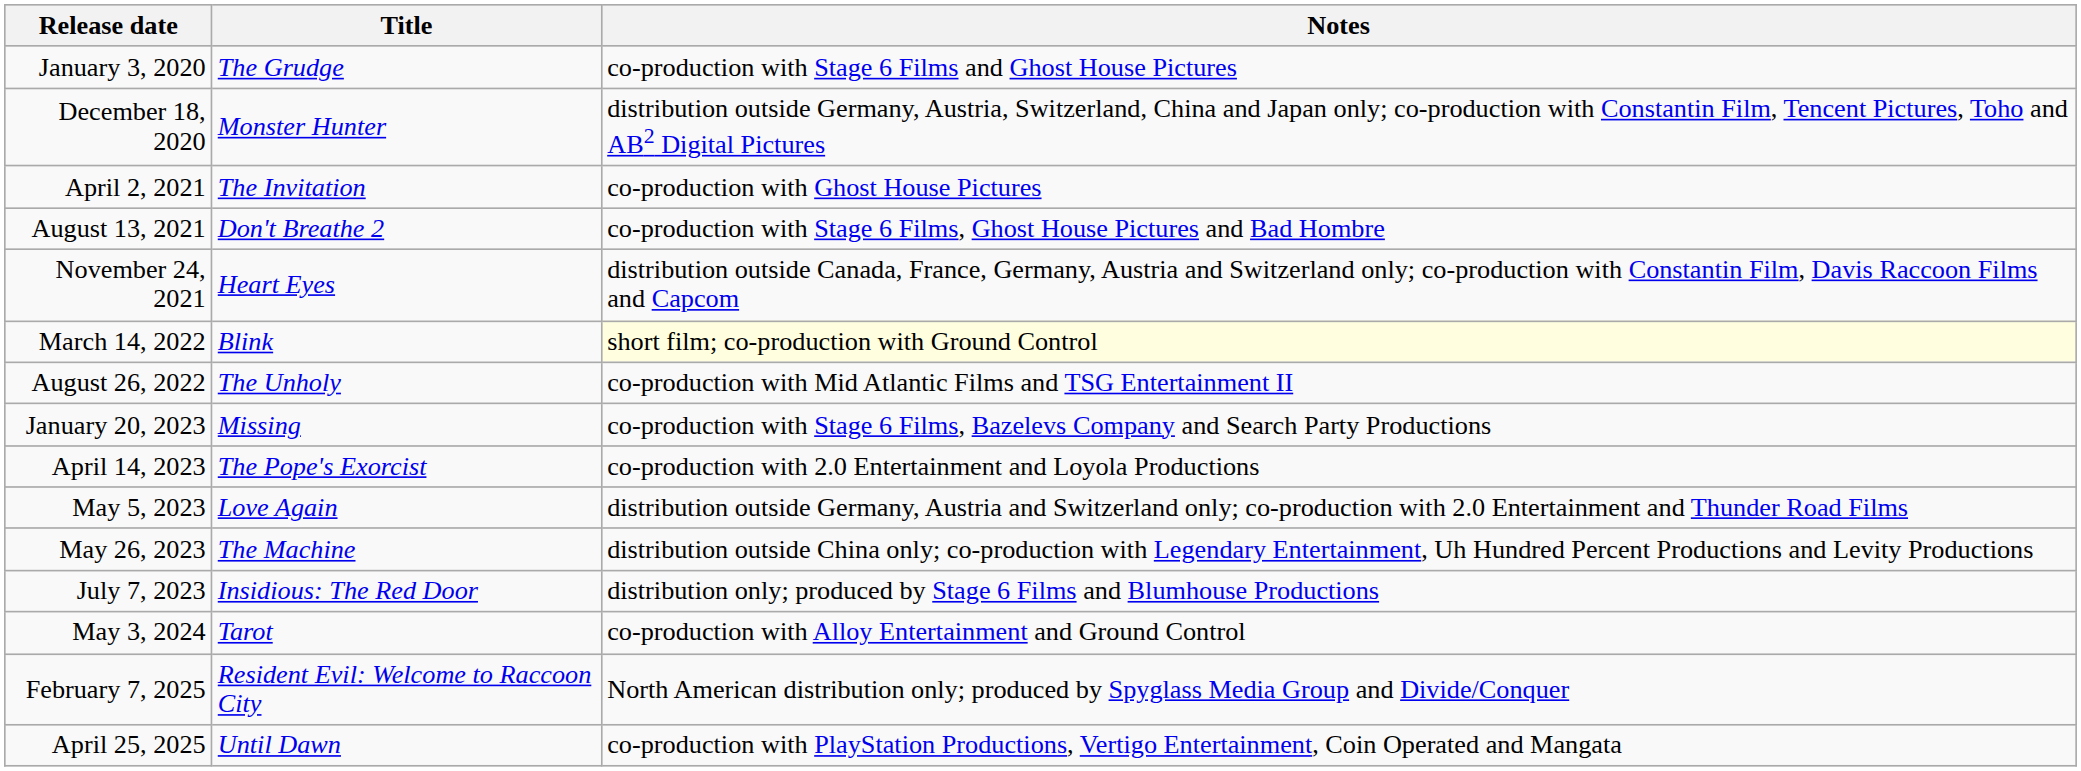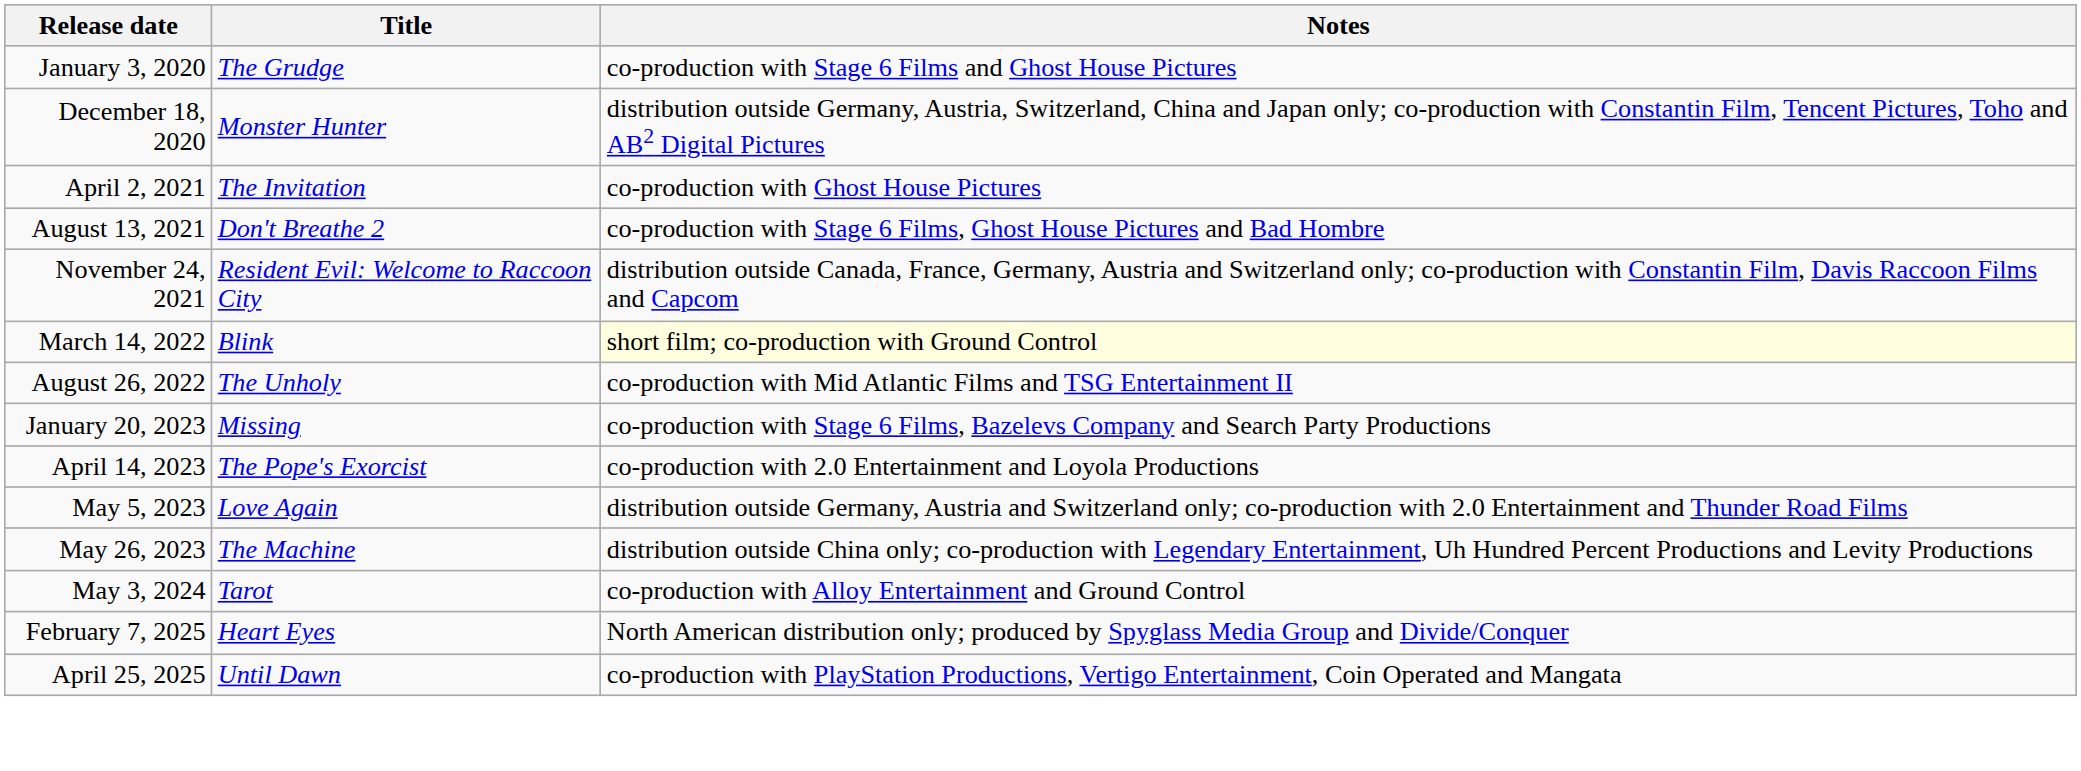(276, 284) Heart Eyes -> (405, 284) Resident Evil: Welcome to Raccoon City
- row: (141, 590)
(405, 688) Resident Evil: Welcome to Raccoon City -> (276, 632) Heart Eyes
